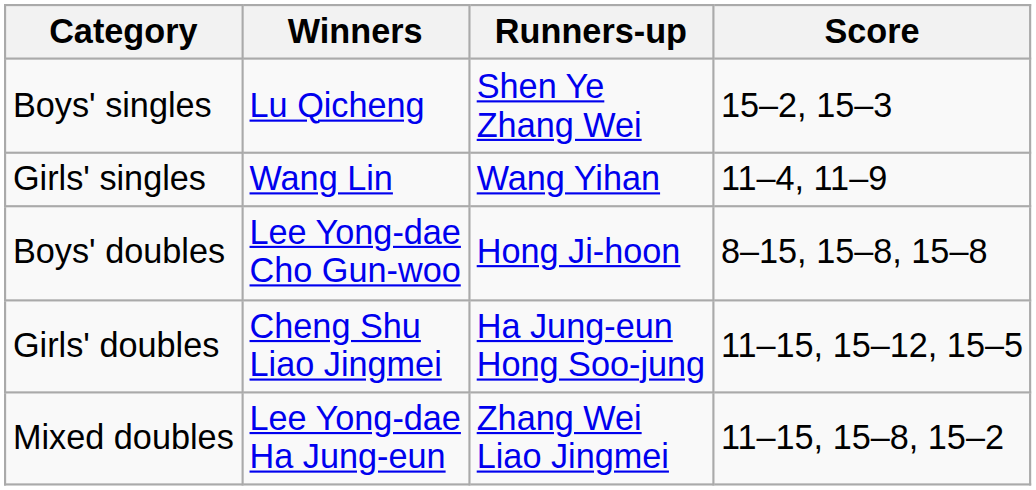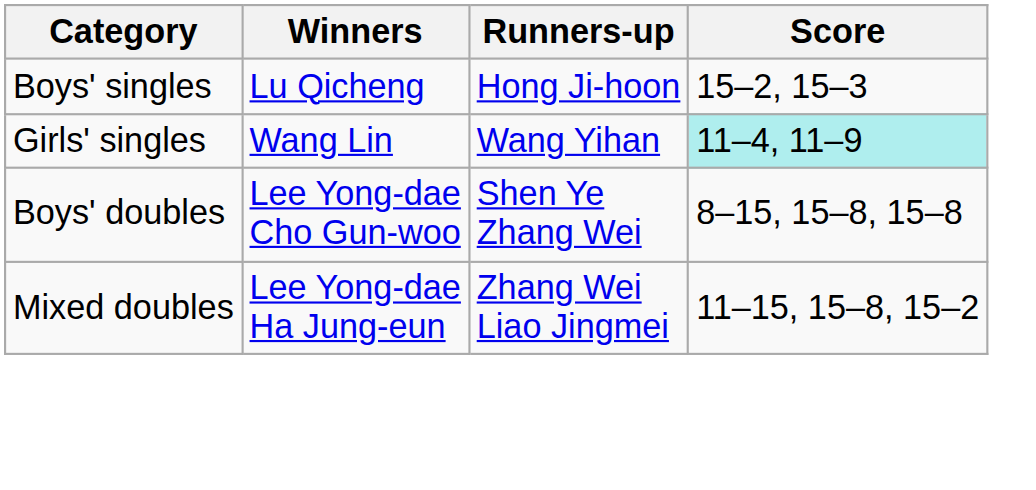(559, 105) Shen Ye Zhang Wei -> (579, 85) Hong Ji-hoon
(804, 178) no background -> (779, 140) paleturquoise background
(579, 252) Hong Ji-hoon -> (559, 213) Shen Ye Zhang Wei
- row: (116, 345)
